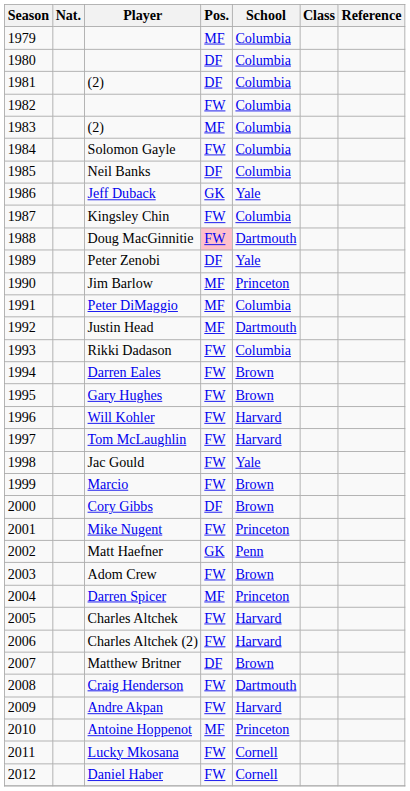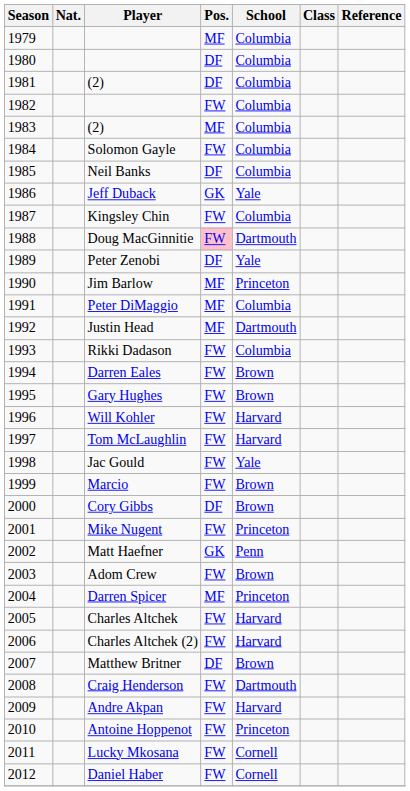(214, 730) MF -> (215, 730) FW
